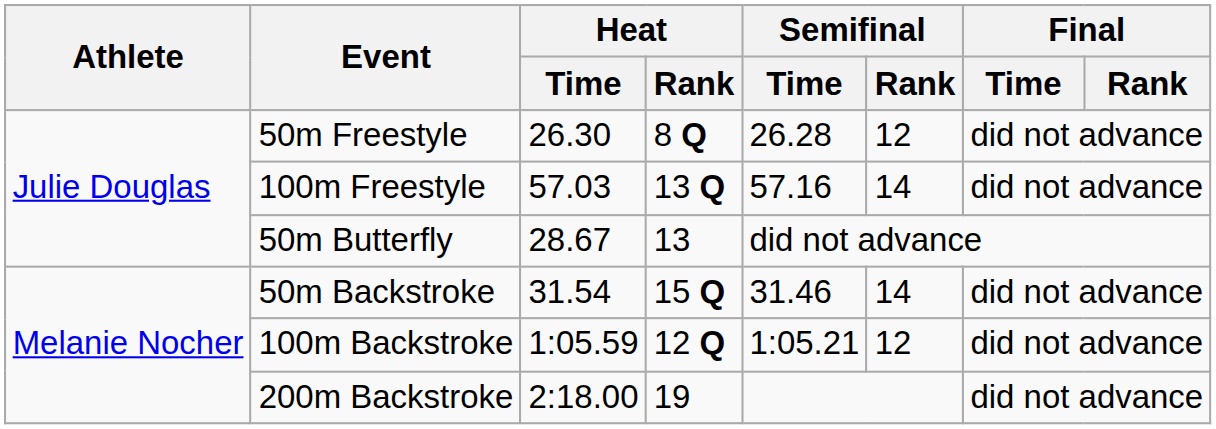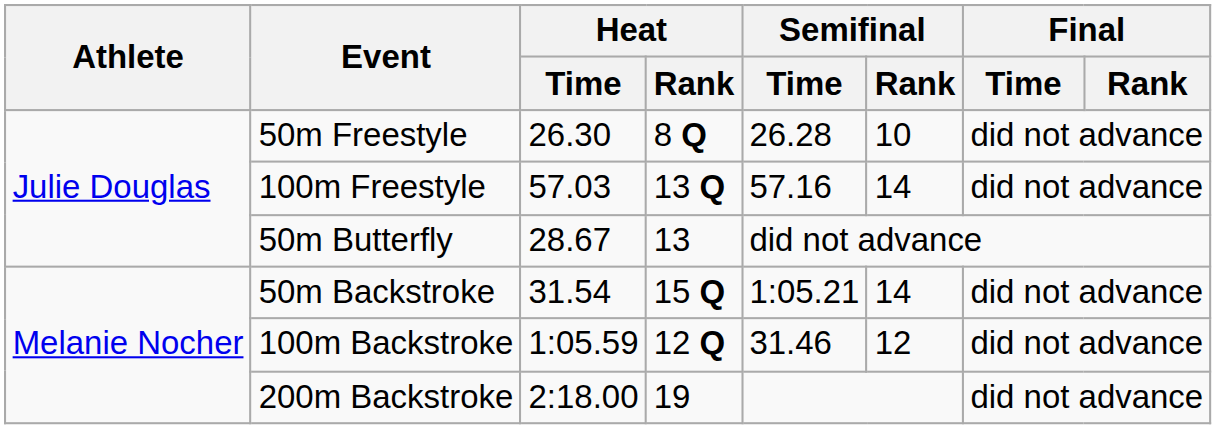(893, 135) 12 -> (893, 135) 10
(791, 291) 31.46 -> (804, 291) 1:05.21
(804, 344) 1:05.21 -> (791, 344) 31.46
